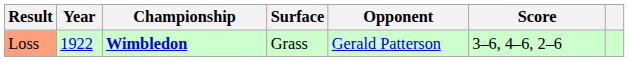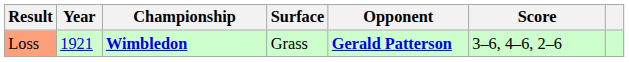(77, 43) 1922 -> (77, 43) 1921
(386, 43) normal -> (392, 43) bold
